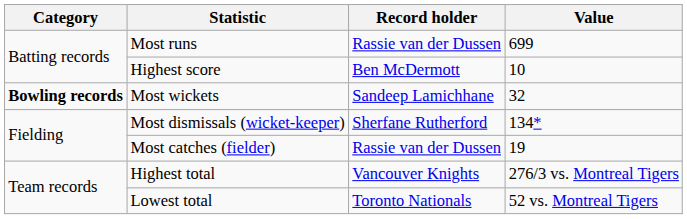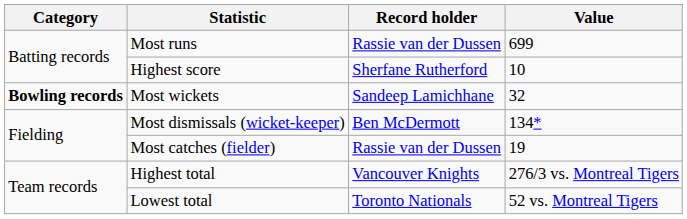(406, 69) Ben McDermott -> (420, 69) Sherfane Rutherford
(420, 122) Sherfane Rutherford -> (406, 122) Ben McDermott
